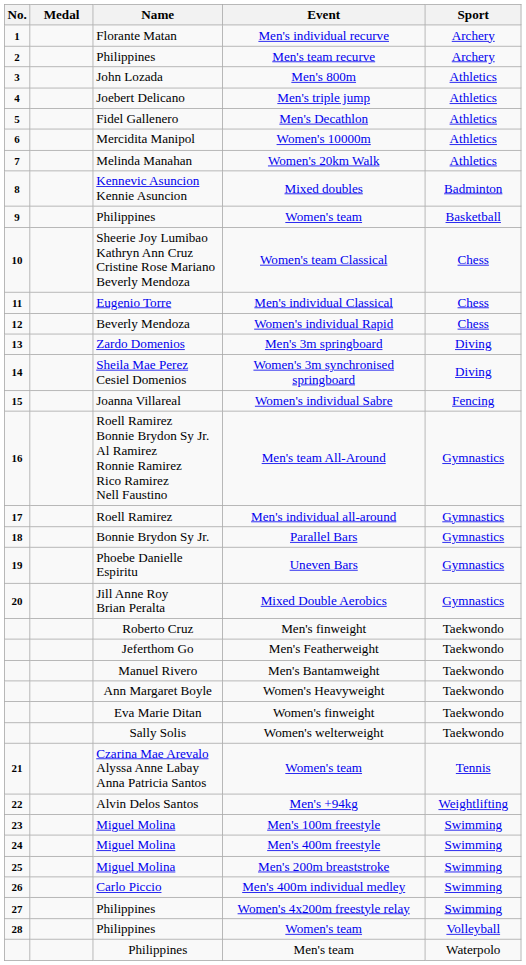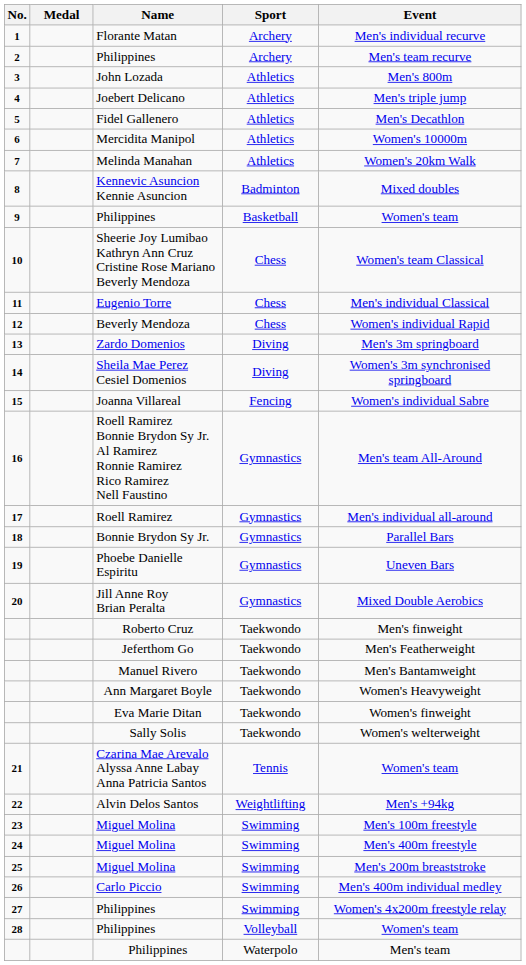columns swapped: (473, 14) <-> (324, 14)
